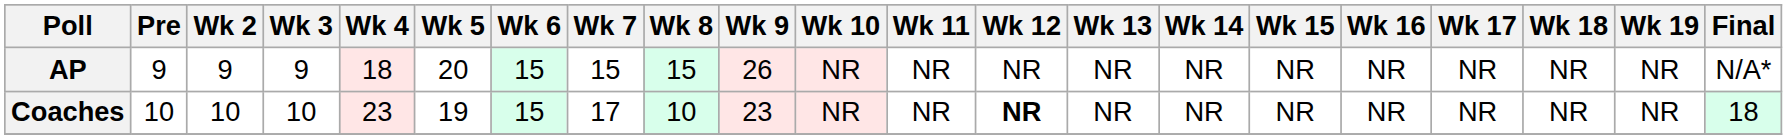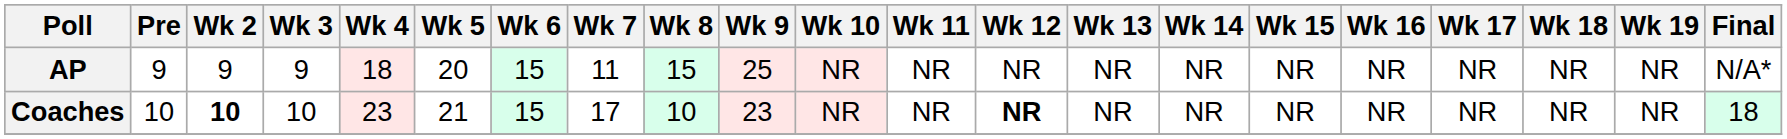(605, 69) 15 -> (605, 69) 11
(757, 69) 26 -> (757, 69) 25
(225, 112) normal -> (225, 112) bold
(453, 112) 19 -> (453, 112) 21
